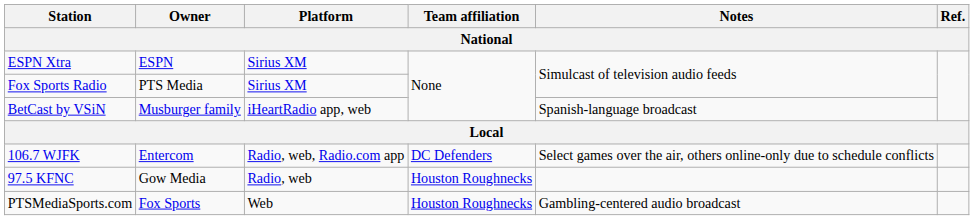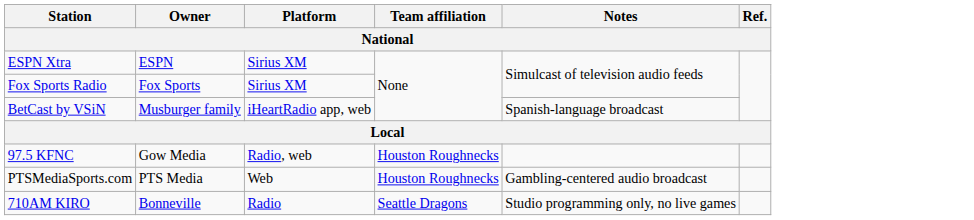(171, 86) PTS Media -> (170, 86) Fox Sports
- row: (44, 156)
(170, 202) Fox Sports -> (171, 179) PTS Media
+ row: (49, 202)
